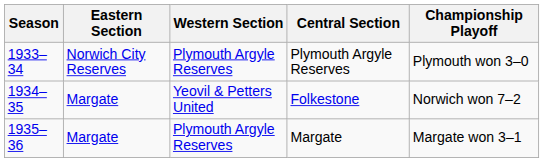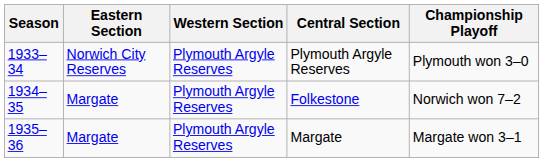(222, 99) Yeovil & Petters United -> (224, 99) Plymouth Argyle Reserves
